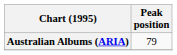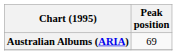(152, 41) 79 -> (152, 41) 69
